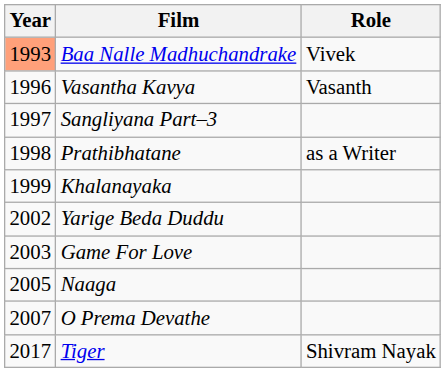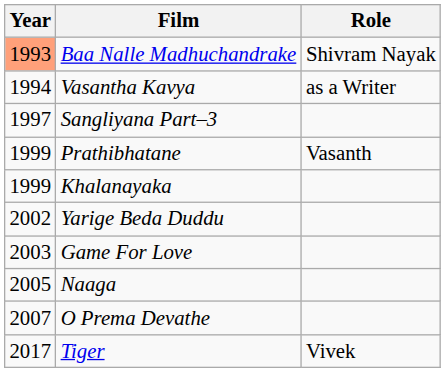(331, 53) Vivek -> (371, 53) Shivram Nayak
(30, 86) 1996 -> (30, 86) 1994
(339, 86) Vasanth -> (351, 86) as a Writer
(30, 152) 1998 -> (30, 152) 1999
(351, 152) as a Writer -> (339, 152) Vasanth
(371, 350) Shivram Nayak -> (331, 350) Vivek
